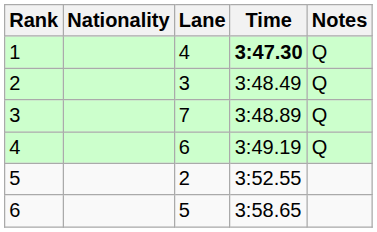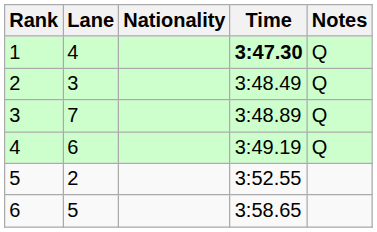columns swapped: (202, 20) <-> (118, 20)
